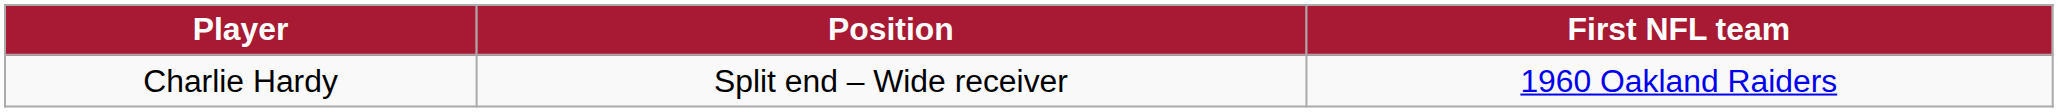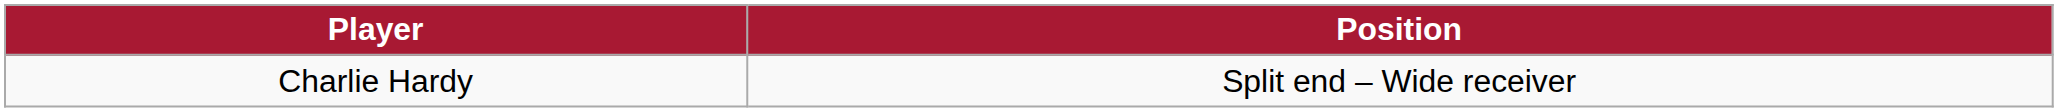- column: (1679, 29)
